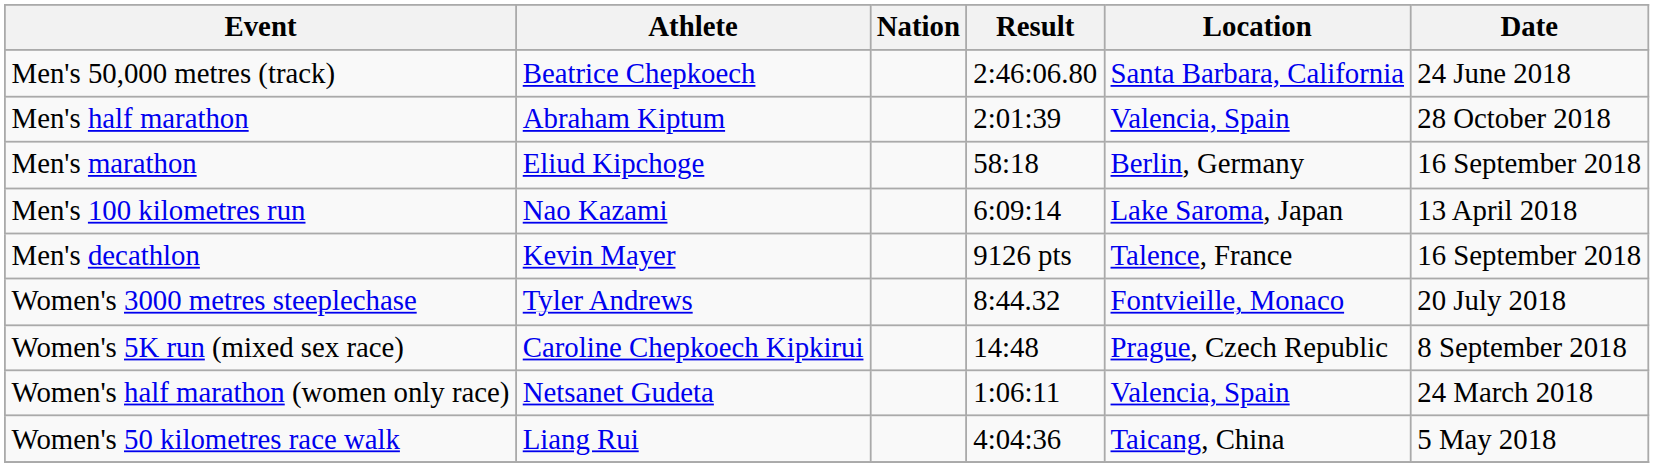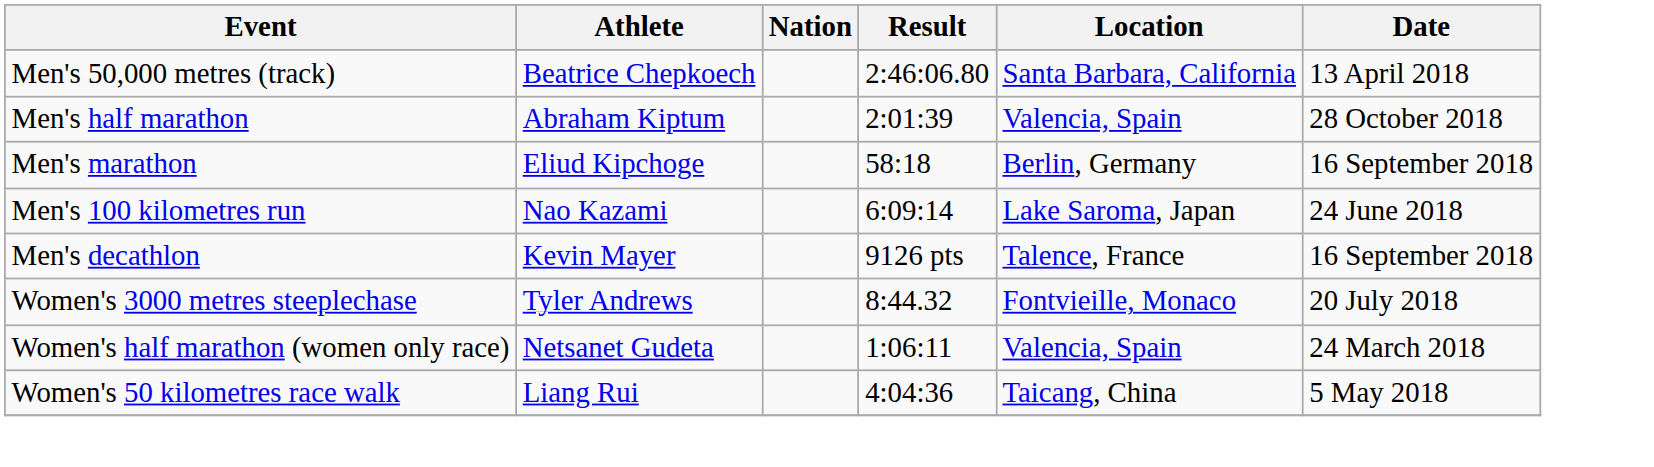(1494, 73) 24 June 2018 -> (1389, 73) 13 April 2018
(1497, 210) 13 April 2018 -> (1386, 210) 24 June 2018
- row: (208, 347)
